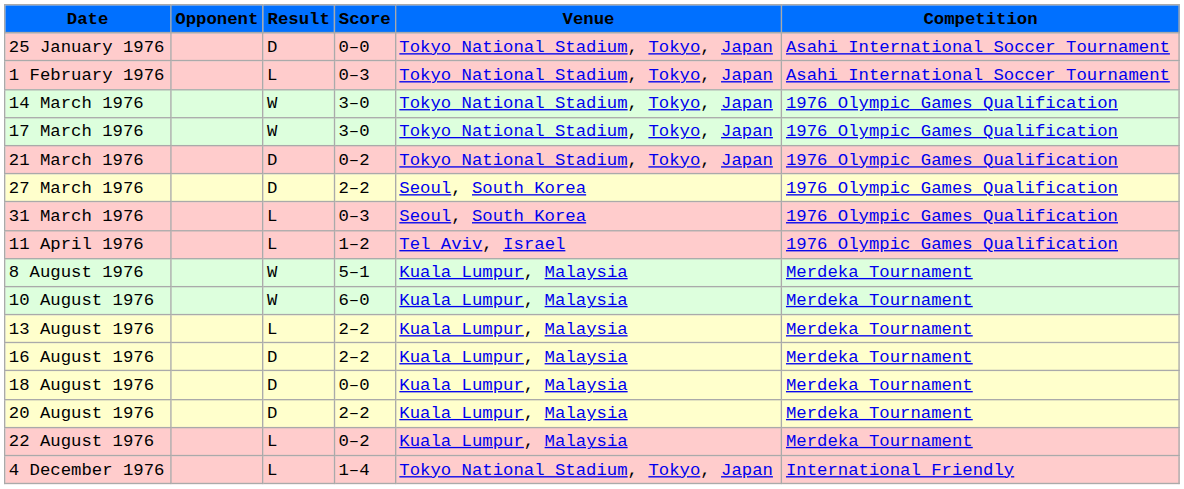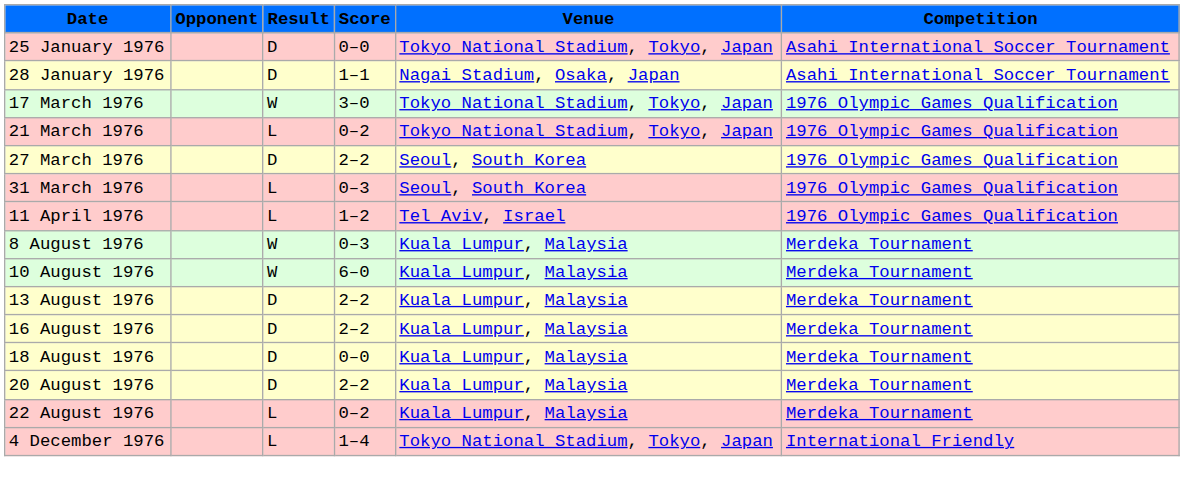+ row: (87, 75)
- row: (87, 75)
- row: (76, 103)
(272, 160) D -> (272, 131) L
(354, 272) 5–1 -> (354, 244) 0–3
(272, 329) L -> (272, 301) D
